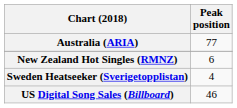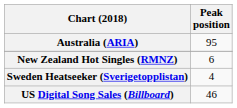(211, 42) 77 -> (211, 42) 95
